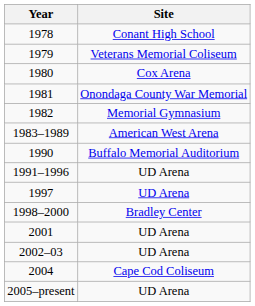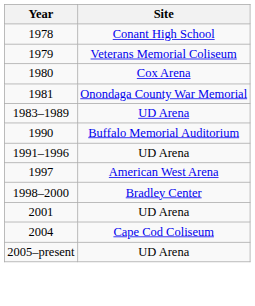- row: (41, 113)
(164, 133) American West Arena -> (164, 113) UD Arena
(164, 192) UD Arena -> (164, 172) American West Arena
- row: (41, 251)
